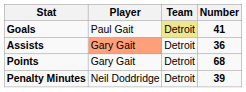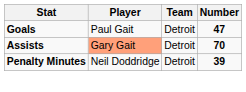(180, 29) khaki background -> (180, 29) no background
(219, 29) 41 -> (219, 29) 47
(219, 45) 36 -> (219, 45) 70
- row: (23, 62)
